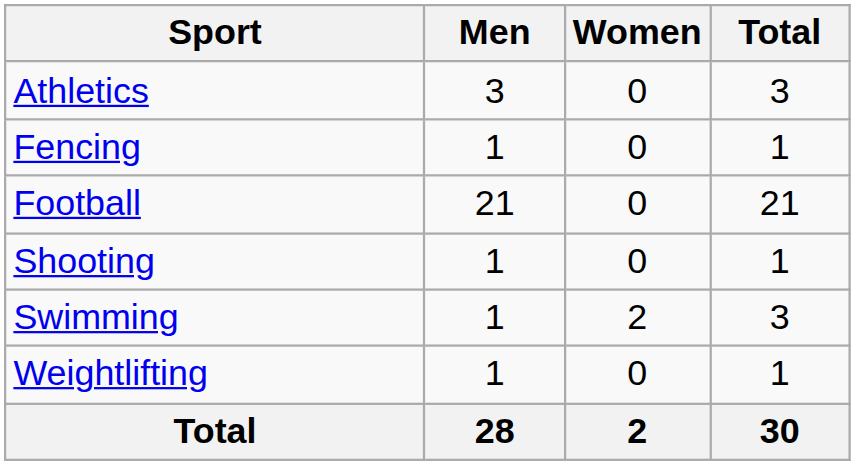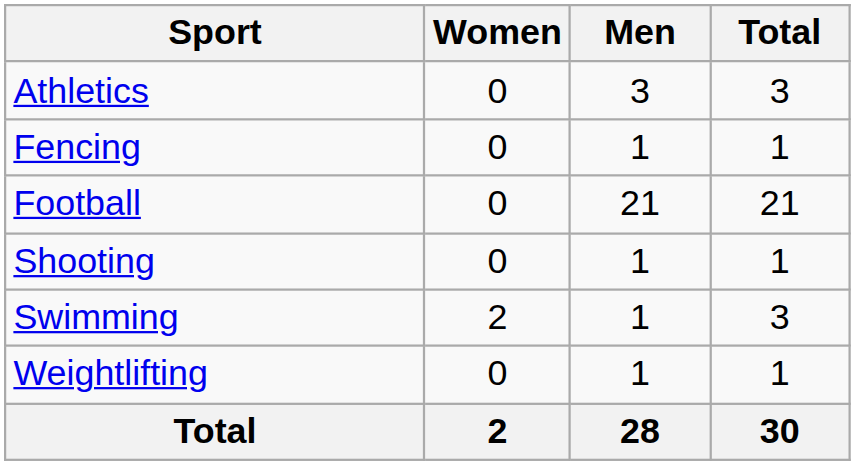columns swapped: (495, 32) <-> (637, 32)
